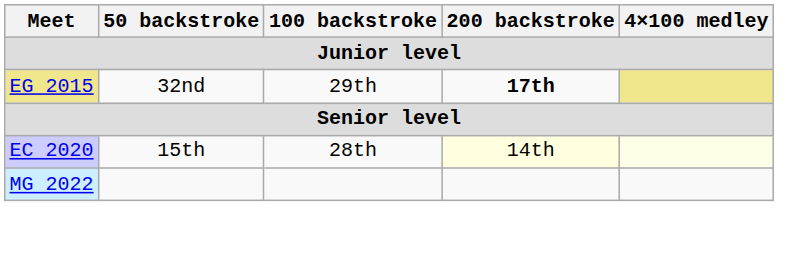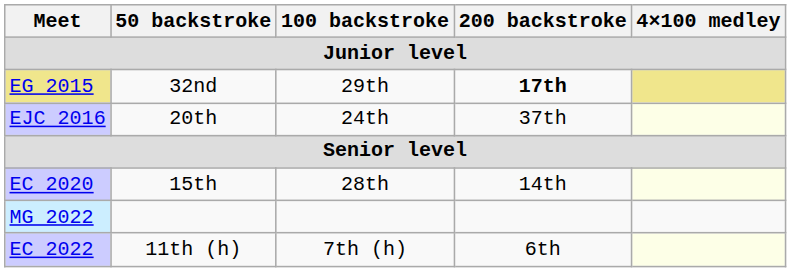+ row: (58, 119)
(531, 152) lightyellow background -> (543, 184) no background
+ row: (52, 249)
